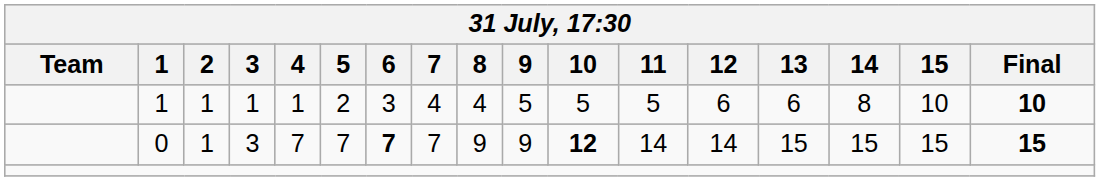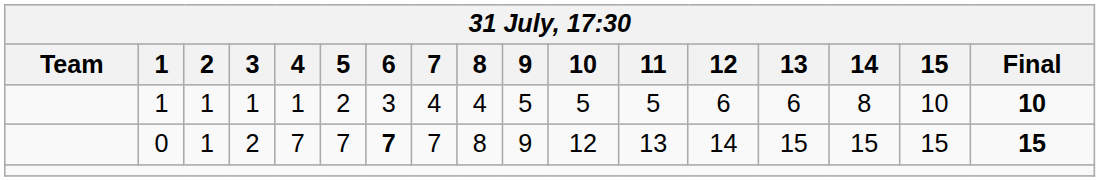(252, 143) 3 -> (252, 143) 2
(480, 143) 9 -> (480, 143) 8
(583, 143) bold -> (583, 143) normal
(653, 143) 14 -> (653, 143) 13
